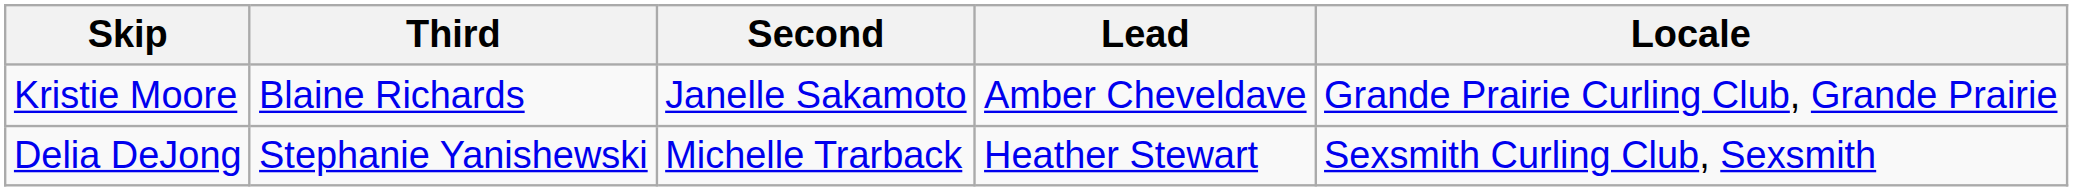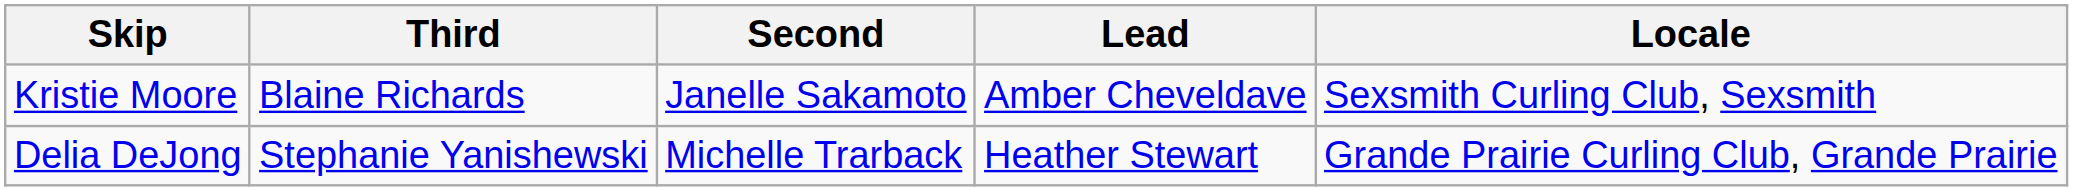(1691, 94) Grande Prairie Curling Club, Grande Prairie -> (1600, 94) Sexsmith Curling Club, Sexsmith
(1600, 154) Sexsmith Curling Club, Sexsmith -> (1691, 154) Grande Prairie Curling Club, Grande Prairie
